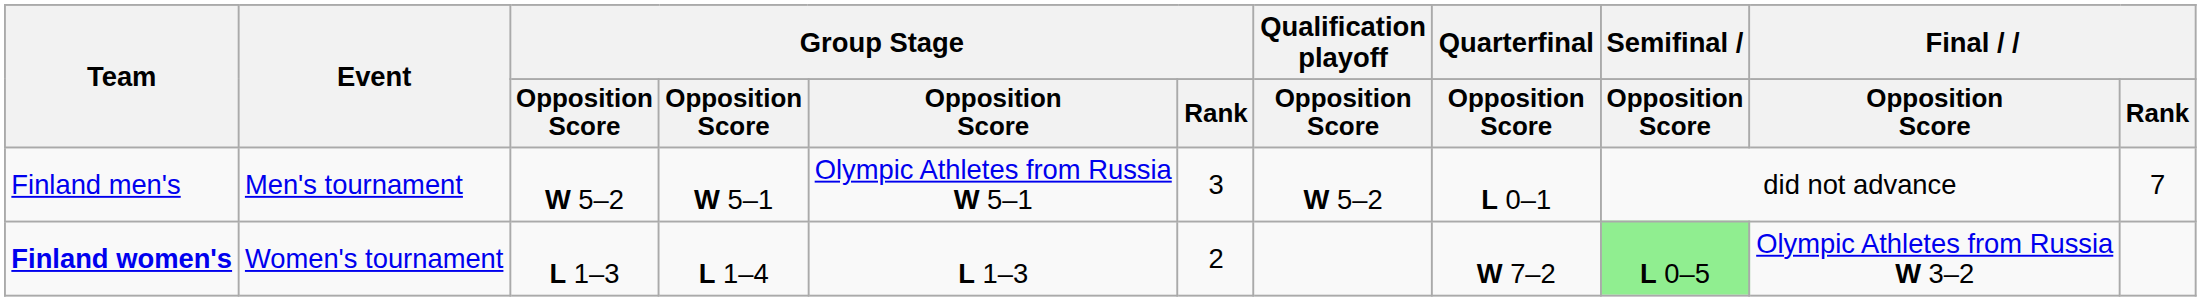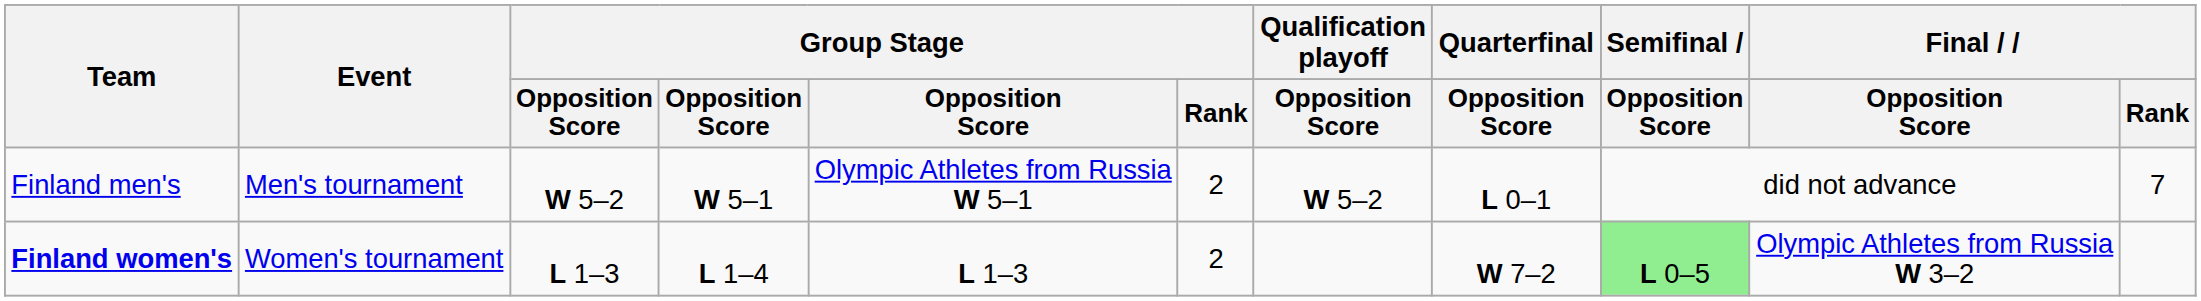(1216, 185) 3 -> (1216, 185) 2
